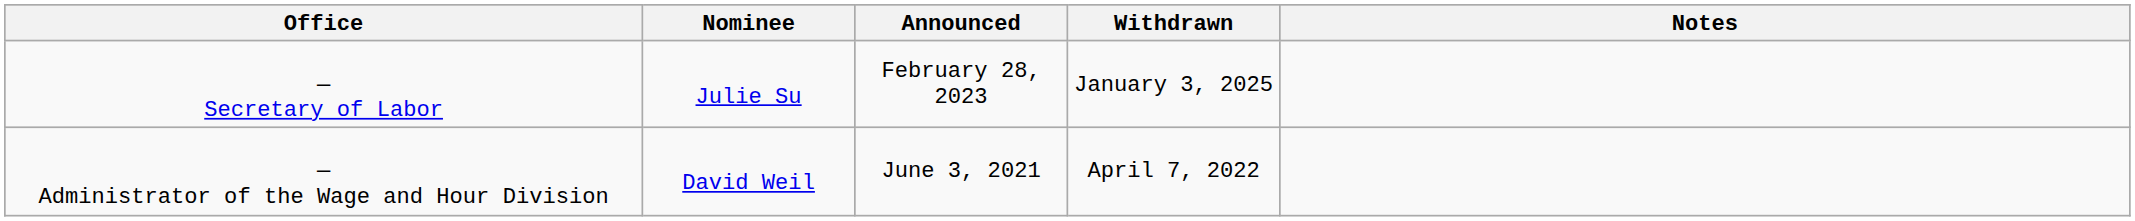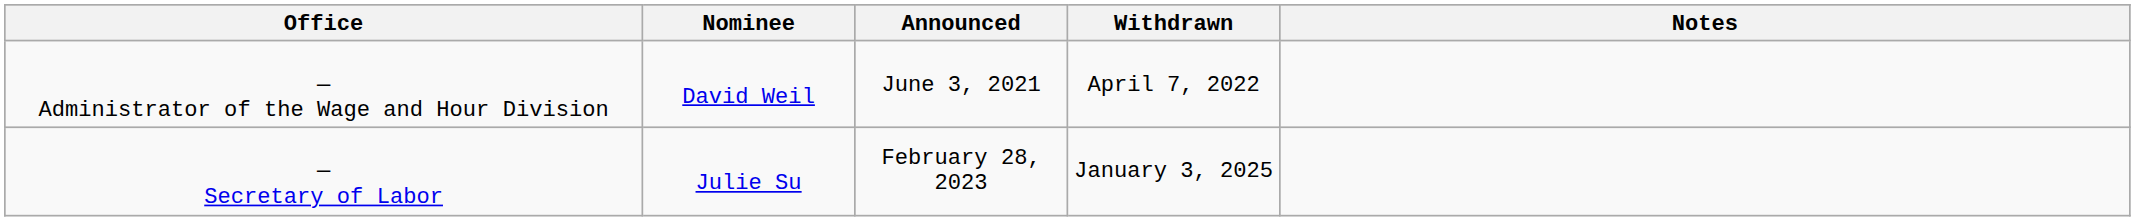rows swapped: (324, 97) <-> (324, 184)
